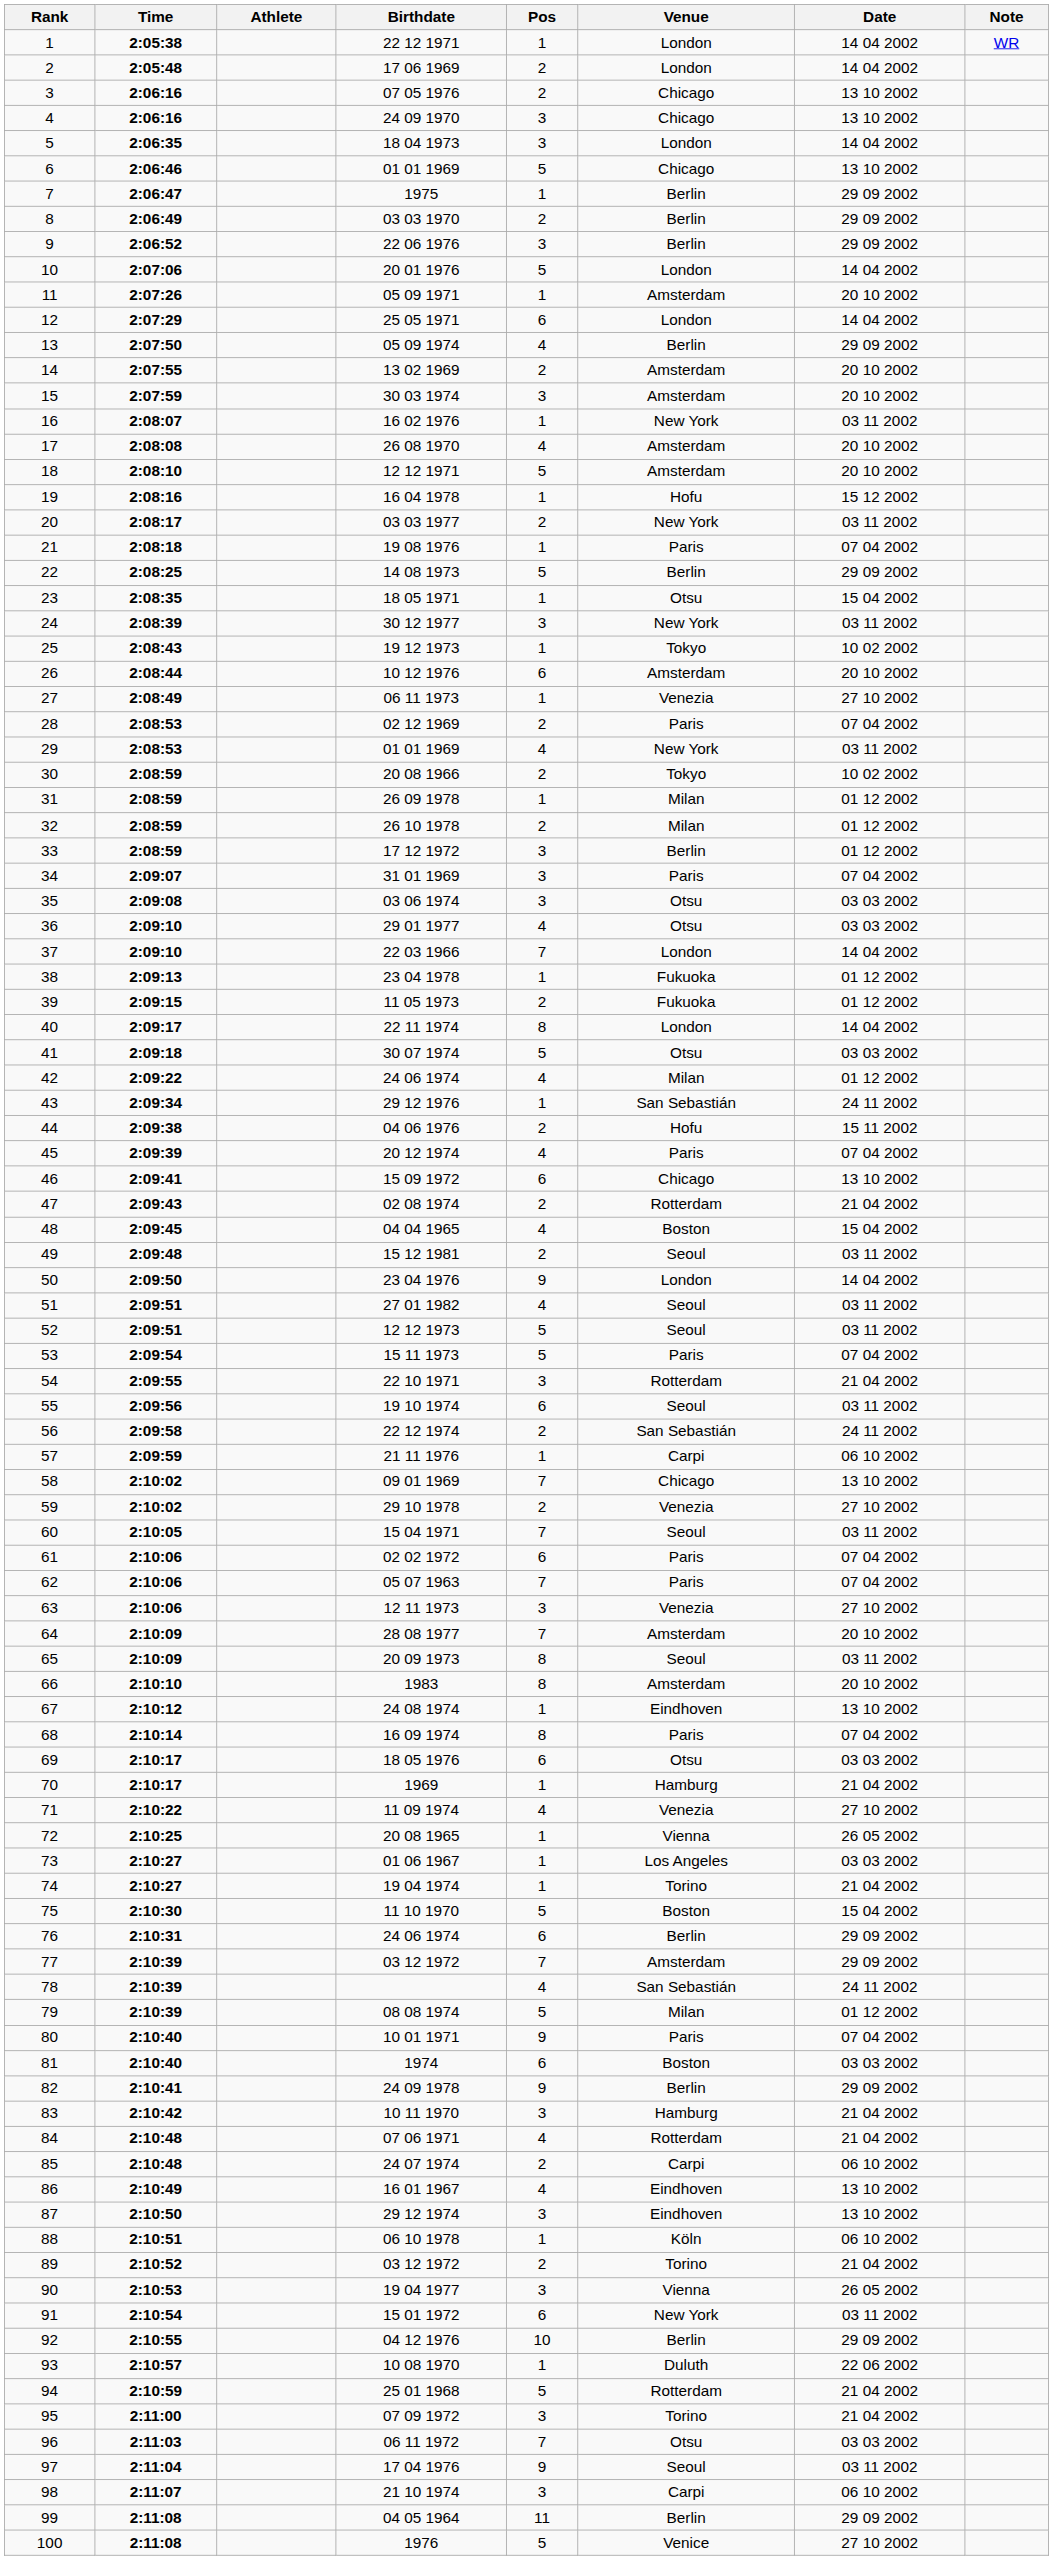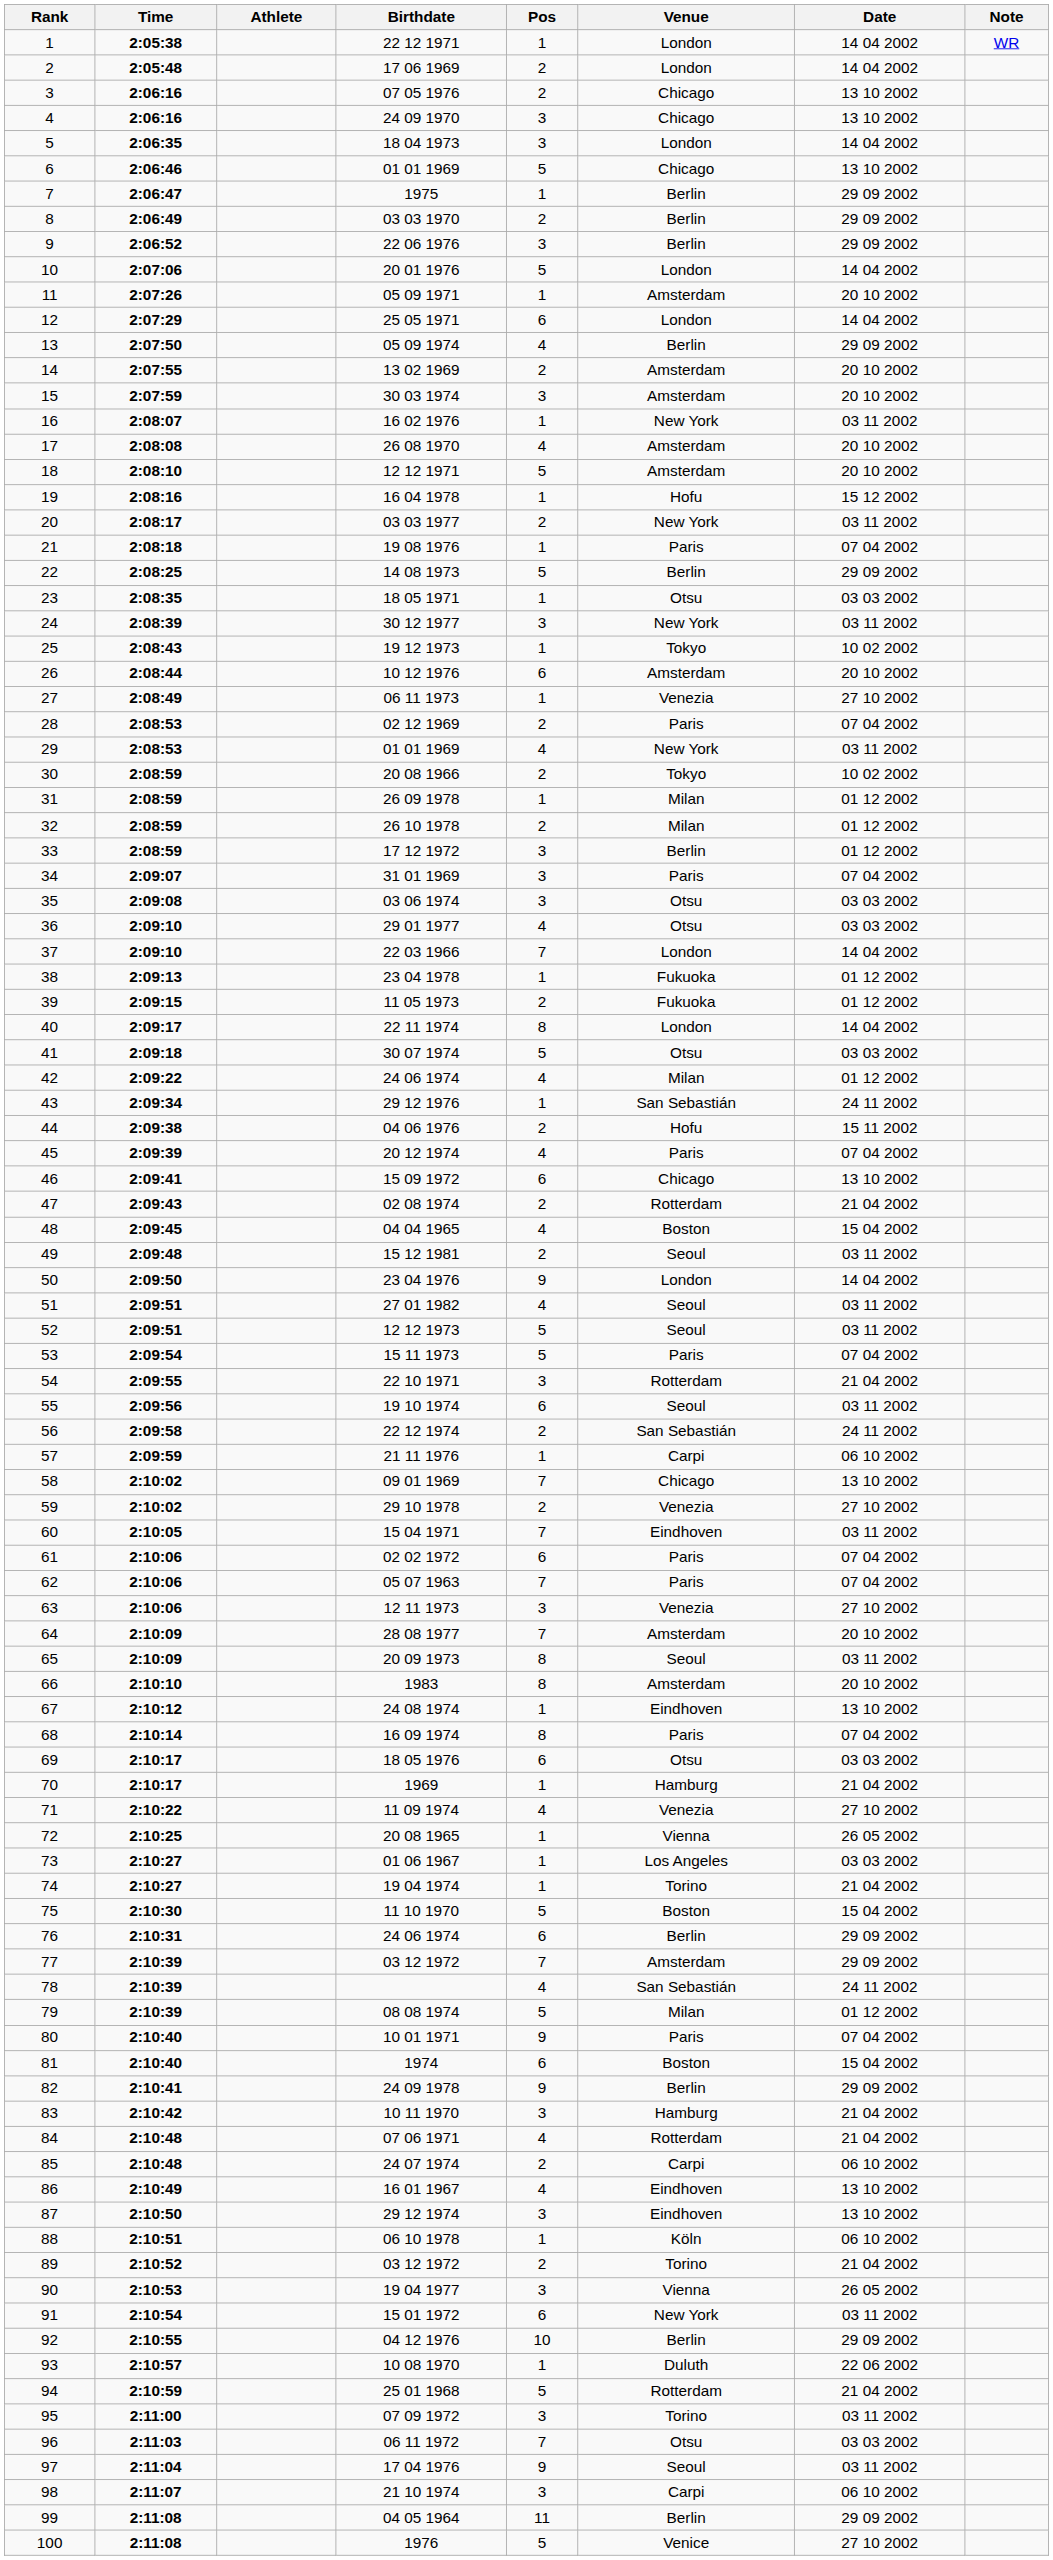(880, 597) 15 04 2002 -> (880, 597) 03 03 2002
(686, 1532) Seoul -> (686, 1532) Eindhoven
(880, 2062) 03 03 2002 -> (880, 2062) 15 04 2002
(880, 2416) 21 04 2002 -> (880, 2416) 03 11 2002
